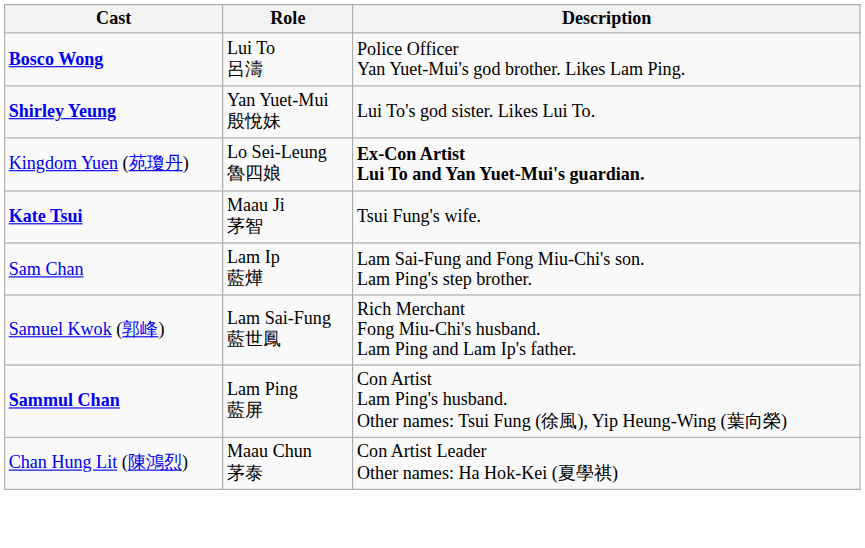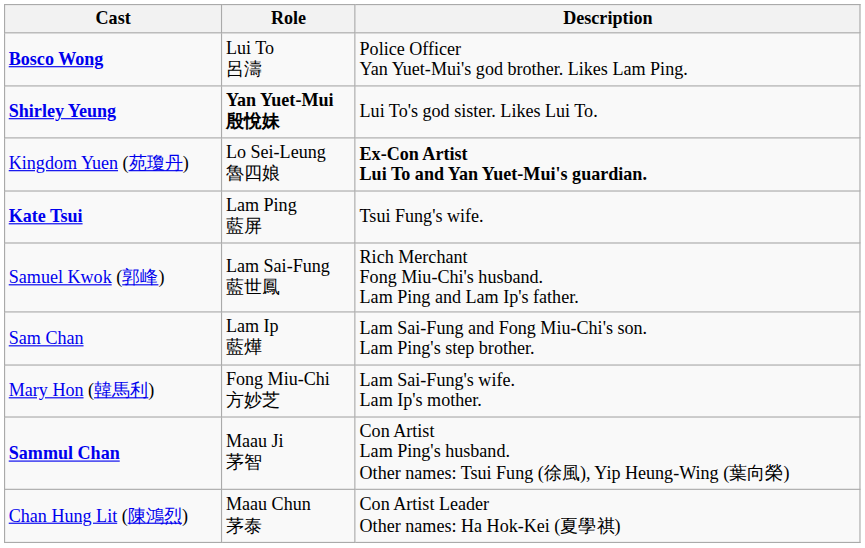(278, 110) normal -> (280, 110) bold
(256, 215) Maau Ji 茅智 -> (261, 215) Lam Ping 藍屏
rows swapped: (87, 329) <-> (46, 268)
+ row: (82, 390)
(262, 399) Lam Ping 藍屏 -> (255, 452) Maau Ji 茅智
